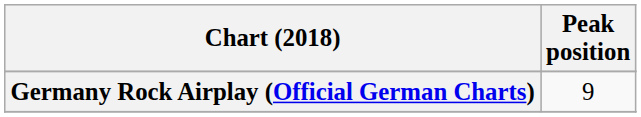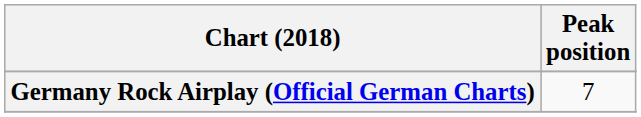(588, 91) 9 -> (588, 91) 7
